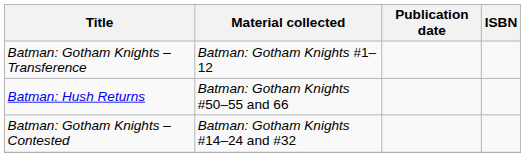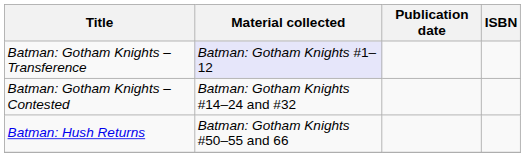(287, 59) no background -> (287, 59) lavender background
rows swapped: (89, 133) <-> (76, 96)
